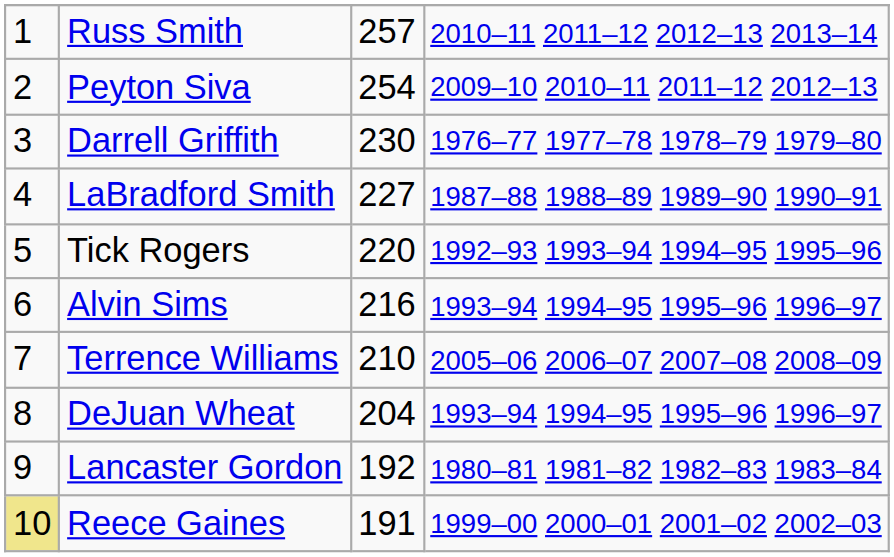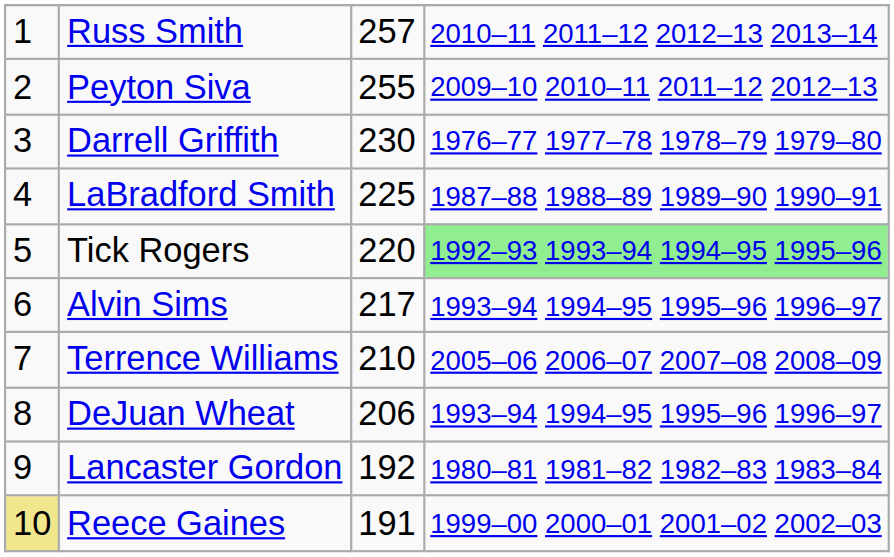(387, 86) 254 -> (387, 86) 255
(387, 195) 227 -> (387, 195) 225
(656, 251) no background -> (656, 251) lightgreen background
(387, 304) 216 -> (387, 304) 217
(387, 413) 204 -> (387, 413) 206
